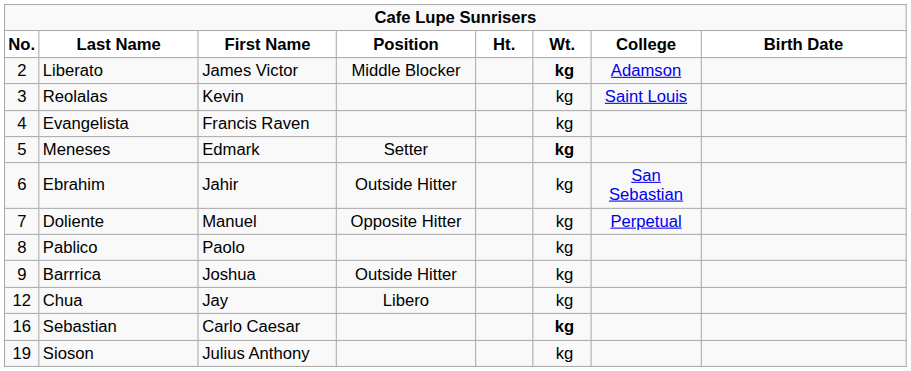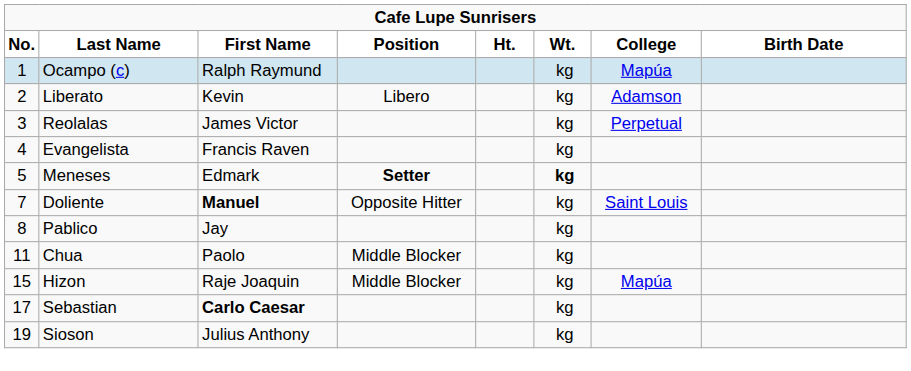+ row: (86, 70)
(250, 70) James Victor -> (223, 96) Kevin
(406, 70) Middle Blocker -> (406, 96) Libero
(562, 70) bold -> (562, 96) normal
(223, 96) Kevin -> (250, 123) James Victor
(646, 96) Saint Louis -> (646, 123) Perpetual
(406, 149) normal -> (406, 176) bold
- row: (74, 185)
(229, 221) normal -> (231, 202) bold
(646, 221) Perpetual -> (646, 202) Saint Louis
(223, 247) Paolo -> (215, 228) Jay
- row: (72, 273)
(22, 300) 12 -> (22, 255) 11
(215, 300) Jay -> (223, 255) Paolo
(406, 300) Libero -> (406, 255) Middle Blocker
+ row: (64, 281)
(22, 326) 16 -> (22, 307) 17
(251, 326) normal -> (253, 307) bold
(562, 326) bold -> (562, 307) normal
